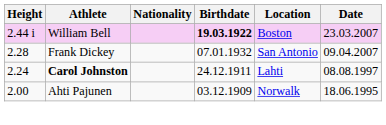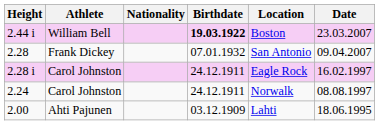+ row: (21, 71)
(88, 71) bold -> (85, 91) normal
(270, 71) Lahti -> (272, 91) Norwalk
(279, 91) Norwalk -> (264, 110) Lahti
